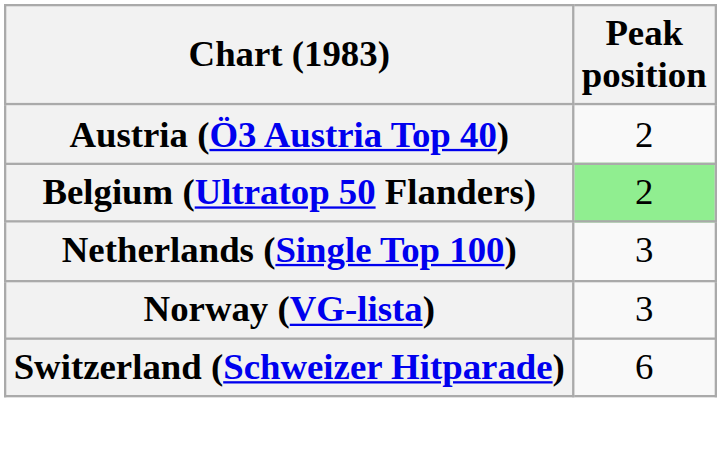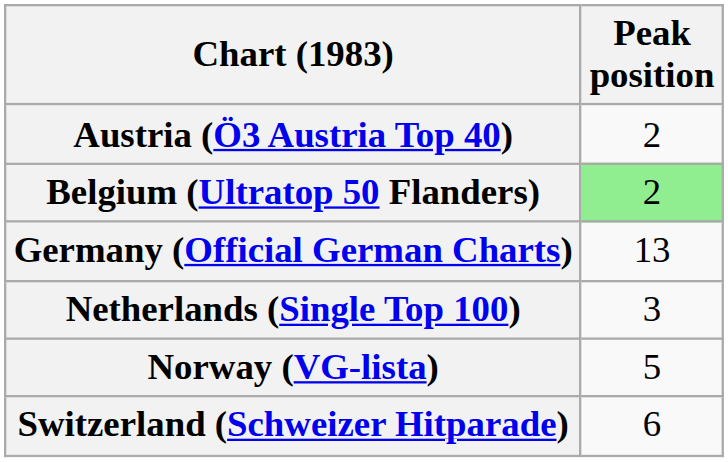+ row: (293, 250)
(644, 308) 3 -> (652, 366) 5
